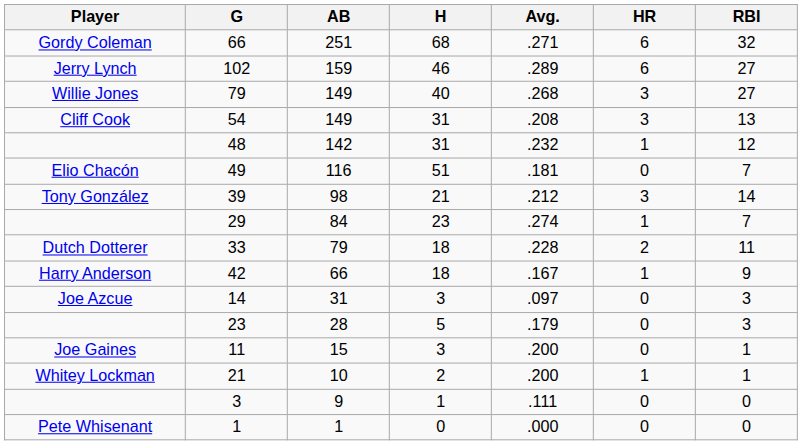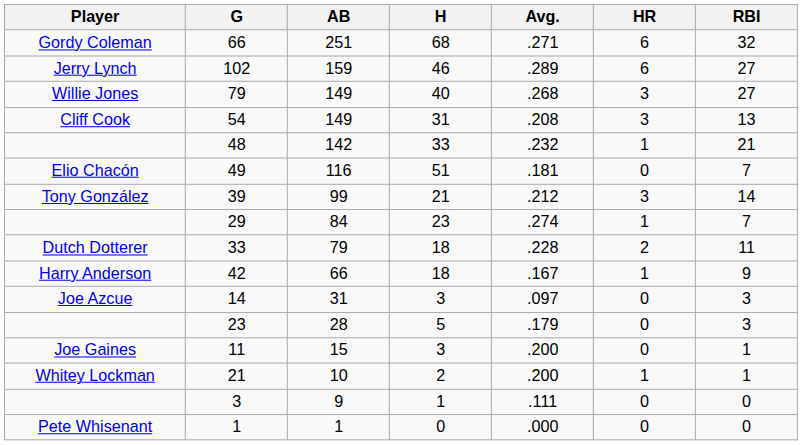(441, 145) 31 -> (441, 145) 33
(747, 145) 12 -> (747, 145) 21
(339, 196) 98 -> (339, 196) 99
